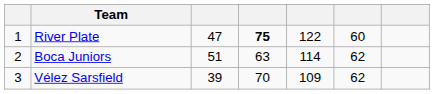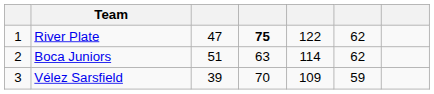(358, 36) 60 -> (358, 36) 62
(358, 78) 62 -> (358, 78) 59
